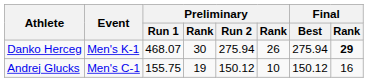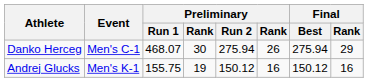(113, 50) Men's K-1 -> (114, 50) Men's C-1
(347, 50) bold -> (347, 50) normal
(114, 68) Men's C-1 -> (113, 68) Men's K-1
(273, 68) 10 -> (273, 68) 16
